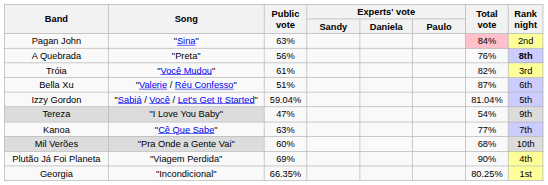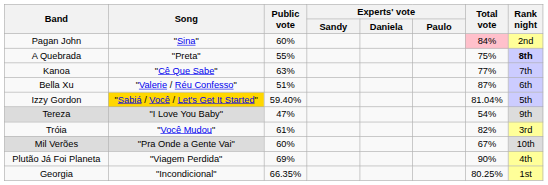(285, 41) 63% -> (285, 41) 60%
(285, 56) 56% -> (285, 56) 55%
(487, 56) 76% -> (487, 56) 75%
rows swapped: (56, 71) <-> (56, 129)
(186, 100) no background -> (186, 100) gold background
(285, 100) 59.04% -> (285, 100) 59.40%
(487, 144) 68% -> (487, 144) 67%
